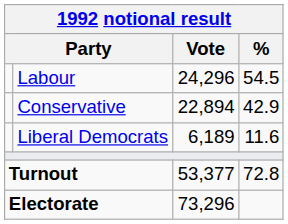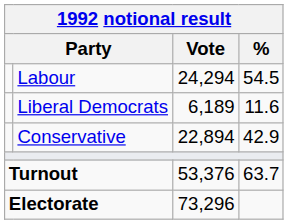(206, 78) 24,296 -> (206, 78) 24,294
rows swapped: (72, 107) <-> (93, 136)
(206, 174) 53,377 -> (206, 174) 53,376
(261, 174) 72.8 -> (261, 174) 63.7
